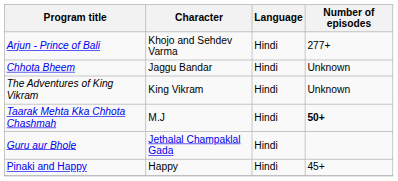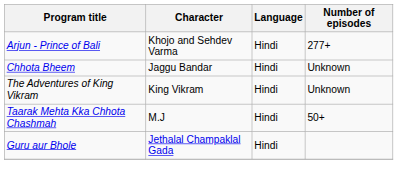(316, 117) bold -> (316, 117) normal
- row: (47, 167)
